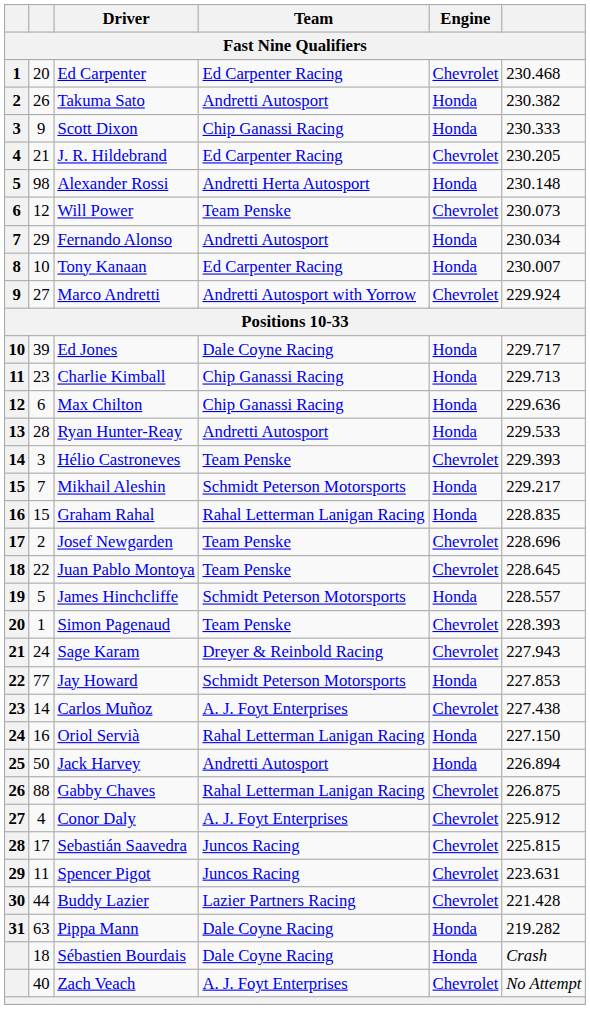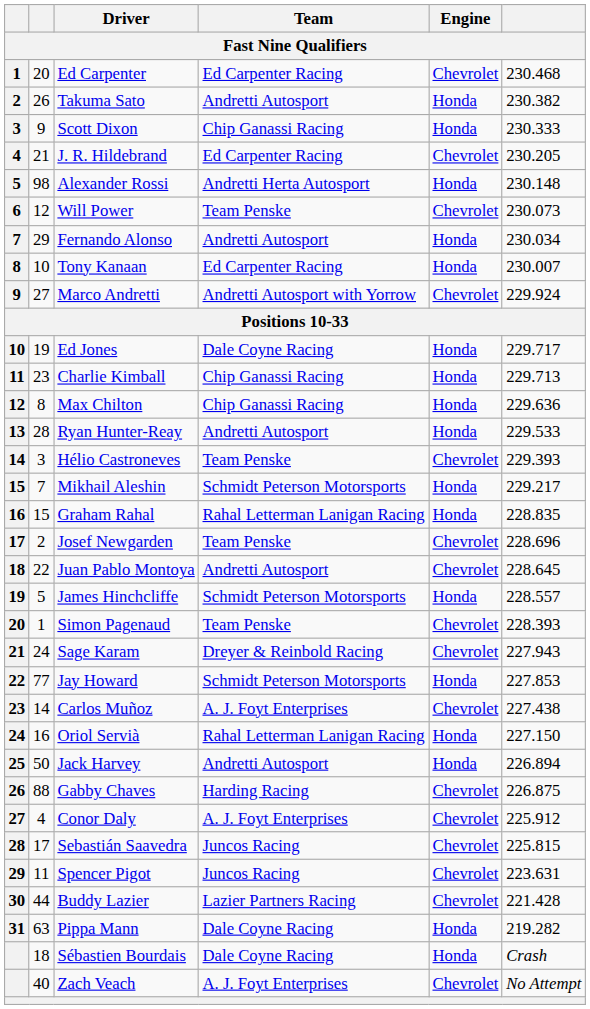(41, 349) 39 -> (41, 349) 19
(41, 404) 6 -> (41, 404) 8
(247, 569) Team Penske -> (265, 569) Andretti Autosport
(314, 790) Rahal Letterman Lanigan Racing -> (256, 790) Harding Racing
